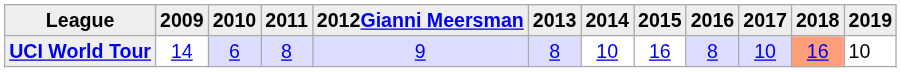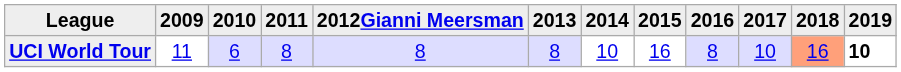(182, 51) 14 -> (182, 51) 11
(420, 51) 9 -> (420, 51) 8
(859, 51) normal -> (859, 51) bold
